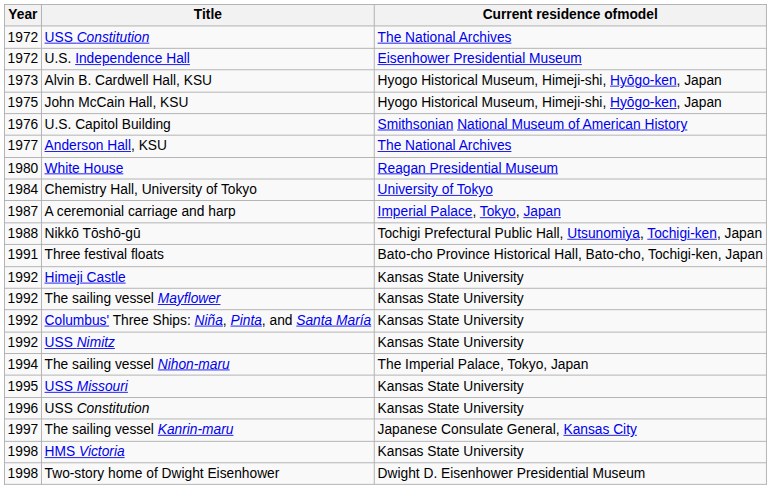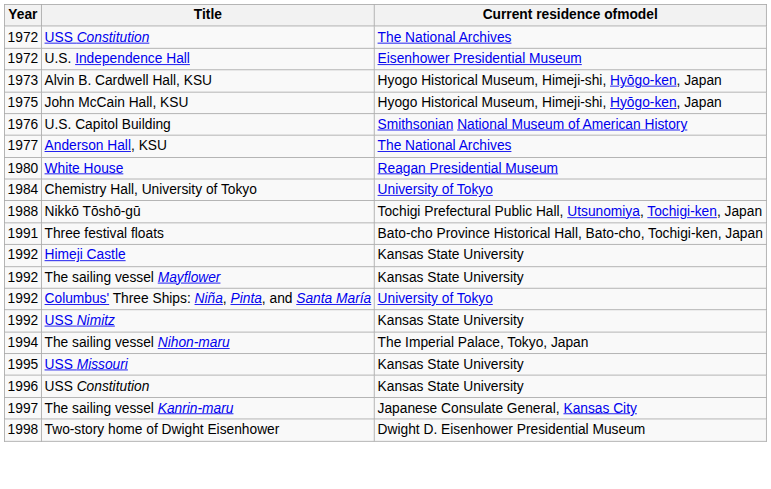- row: (23, 211)
(451, 320) Kansas State University -> (435, 299) University of Tokyo
- row: (23, 451)
